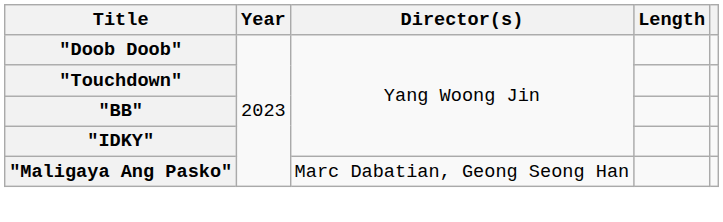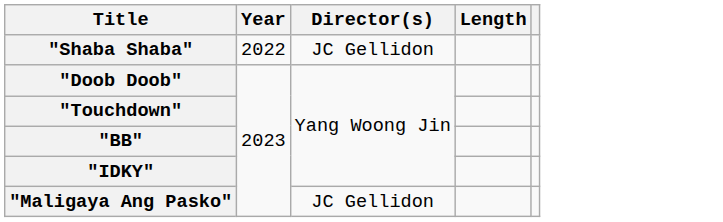+ row: (121, 50)
(462, 171) Marc Dabatian, Geong Seong Han -> (373, 202) JC Gellidon
